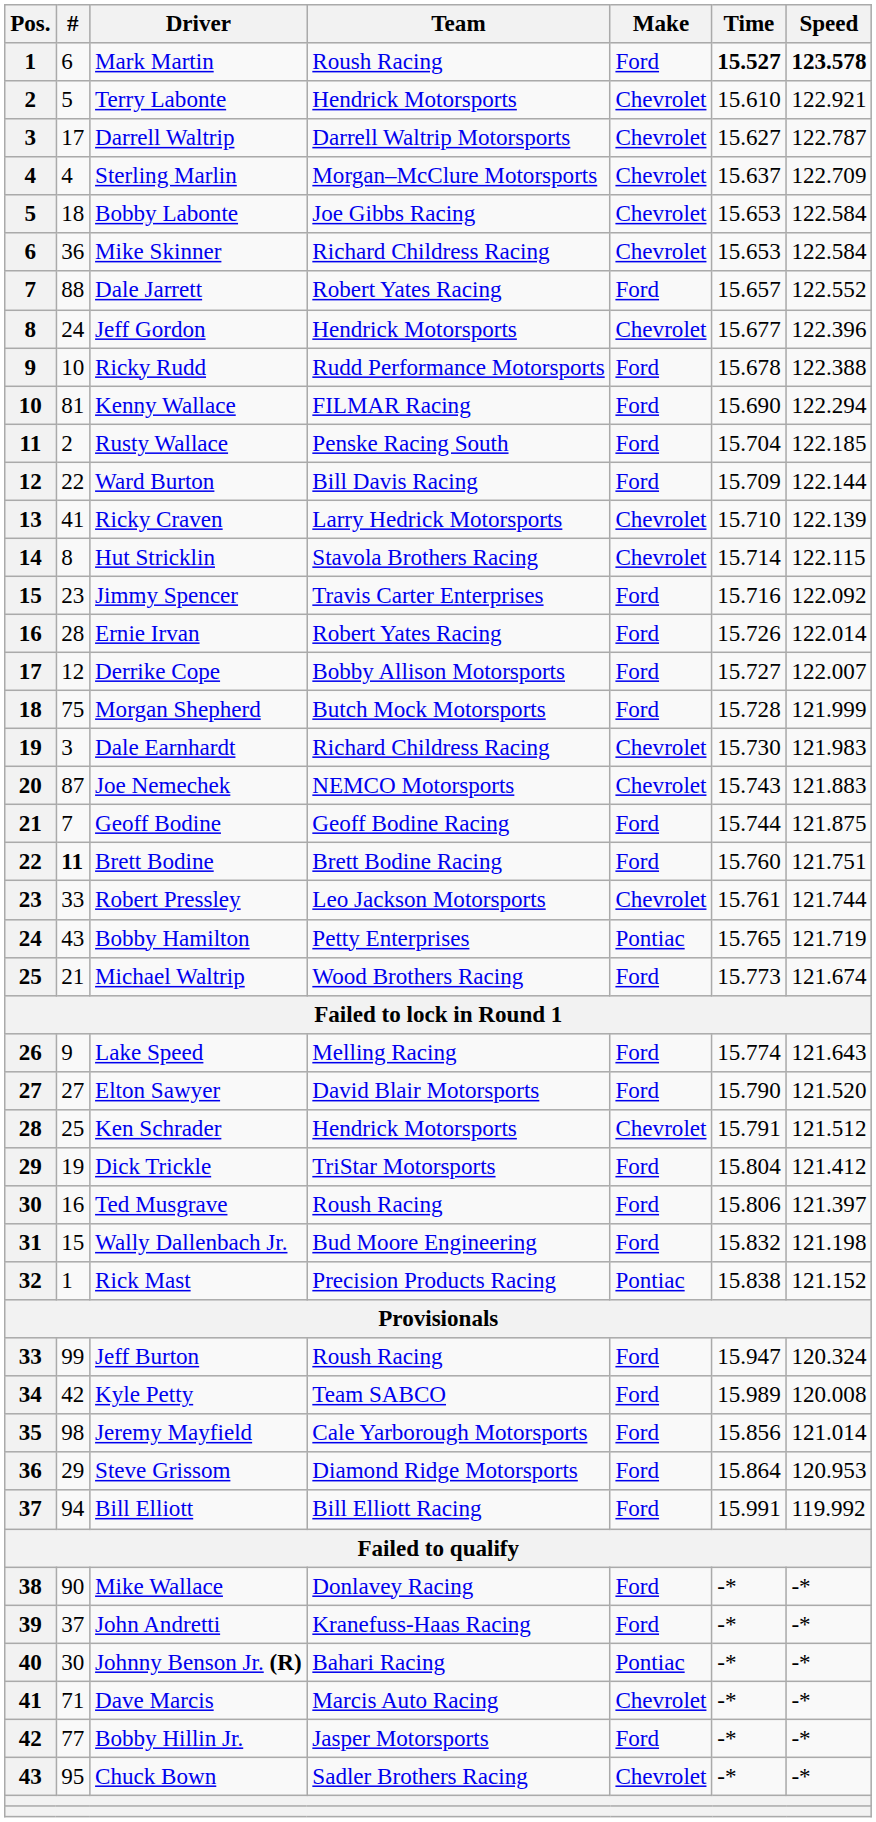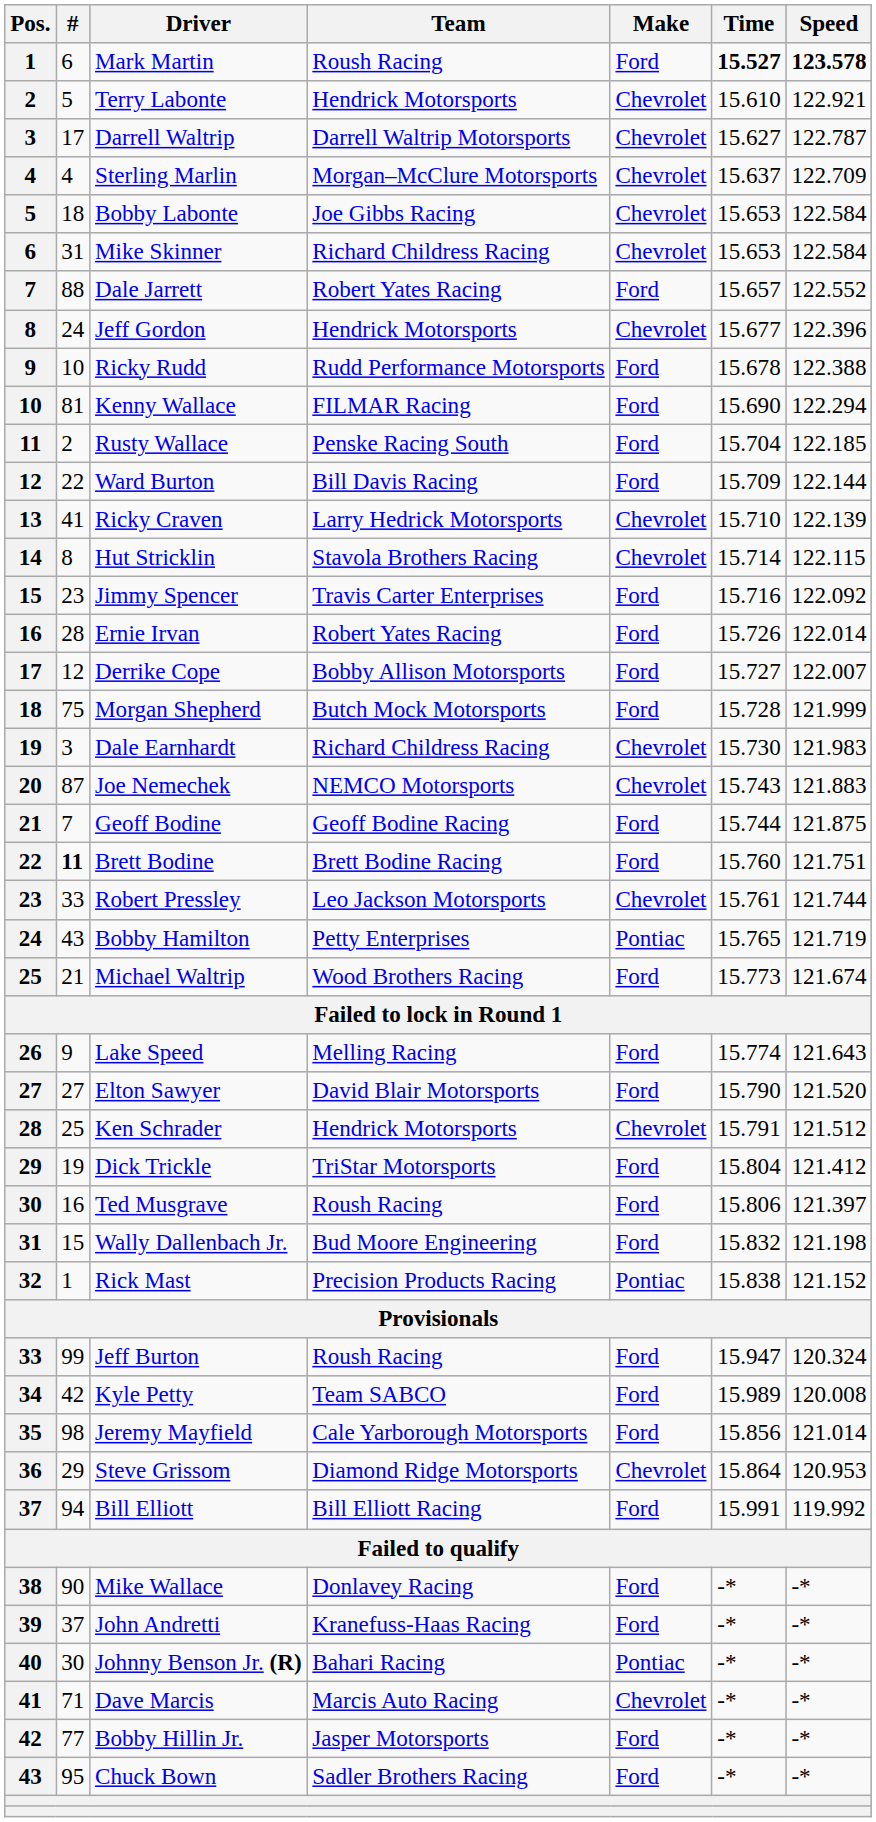(73, 252) 36 -> (73, 252) 31
(637, 1471) Ford -> (661, 1471) Chevrolet
(661, 1776) Chevrolet -> (637, 1776) Ford
